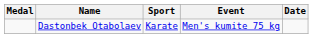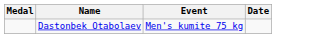- column: (162, 12)
